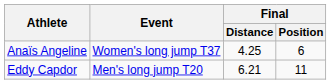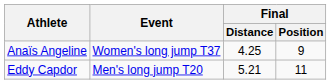(301, 51) 6 -> (301, 51) 9
(250, 70) 6.21 -> (250, 70) 5.21
